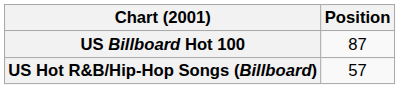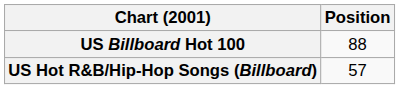(358, 44) 87 -> (358, 44) 88
